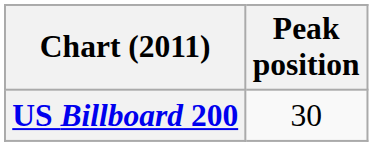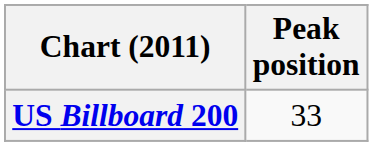(306, 114) 30 -> (306, 114) 33
